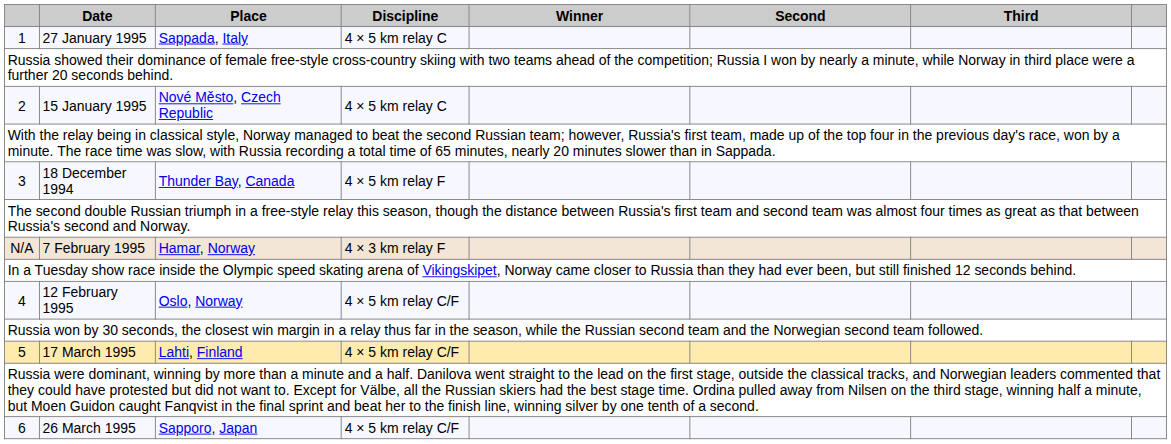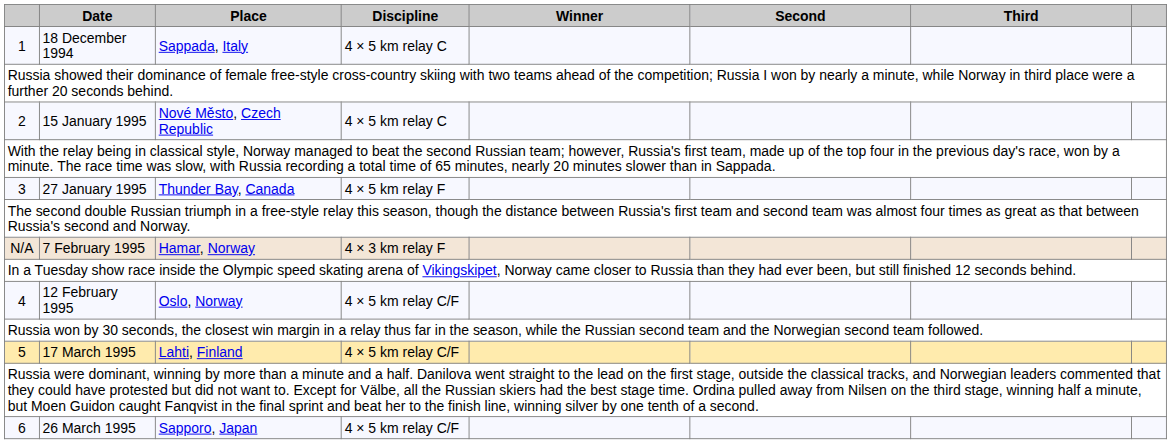(95, 38) 27 January 1995 -> (84, 45) 18 December 1994
(84, 181) 18 December 1994 -> (95, 188) 27 January 1995
